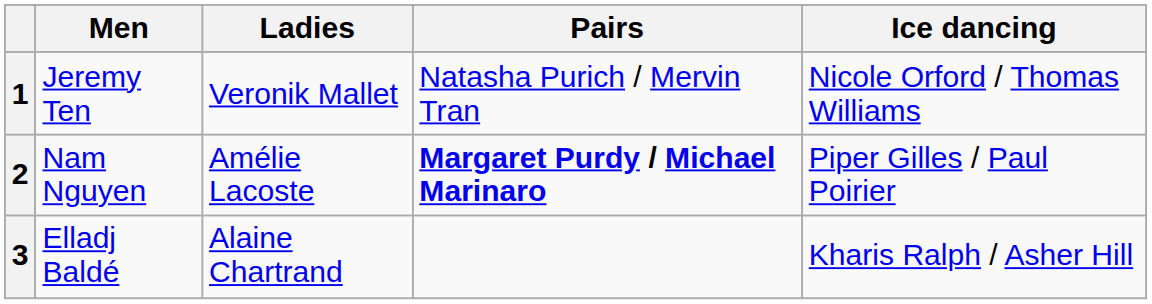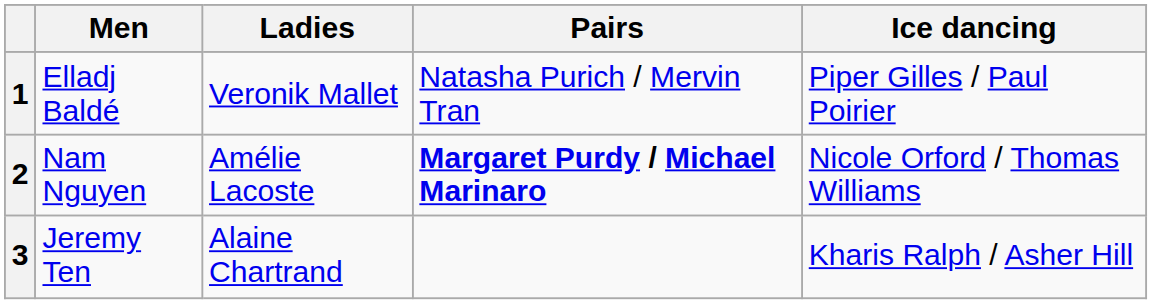(92, 92) Jeremy Ten -> (81, 92) Elladj Baldé
(964, 92) Nicole Orford / Thomas Williams -> (928, 92) Piper Gilles / Paul Poirier
(928, 174) Piper Gilles / Paul Poirier -> (964, 174) Nicole Orford / Thomas Williams
(81, 256) Elladj Baldé -> (92, 256) Jeremy Ten
